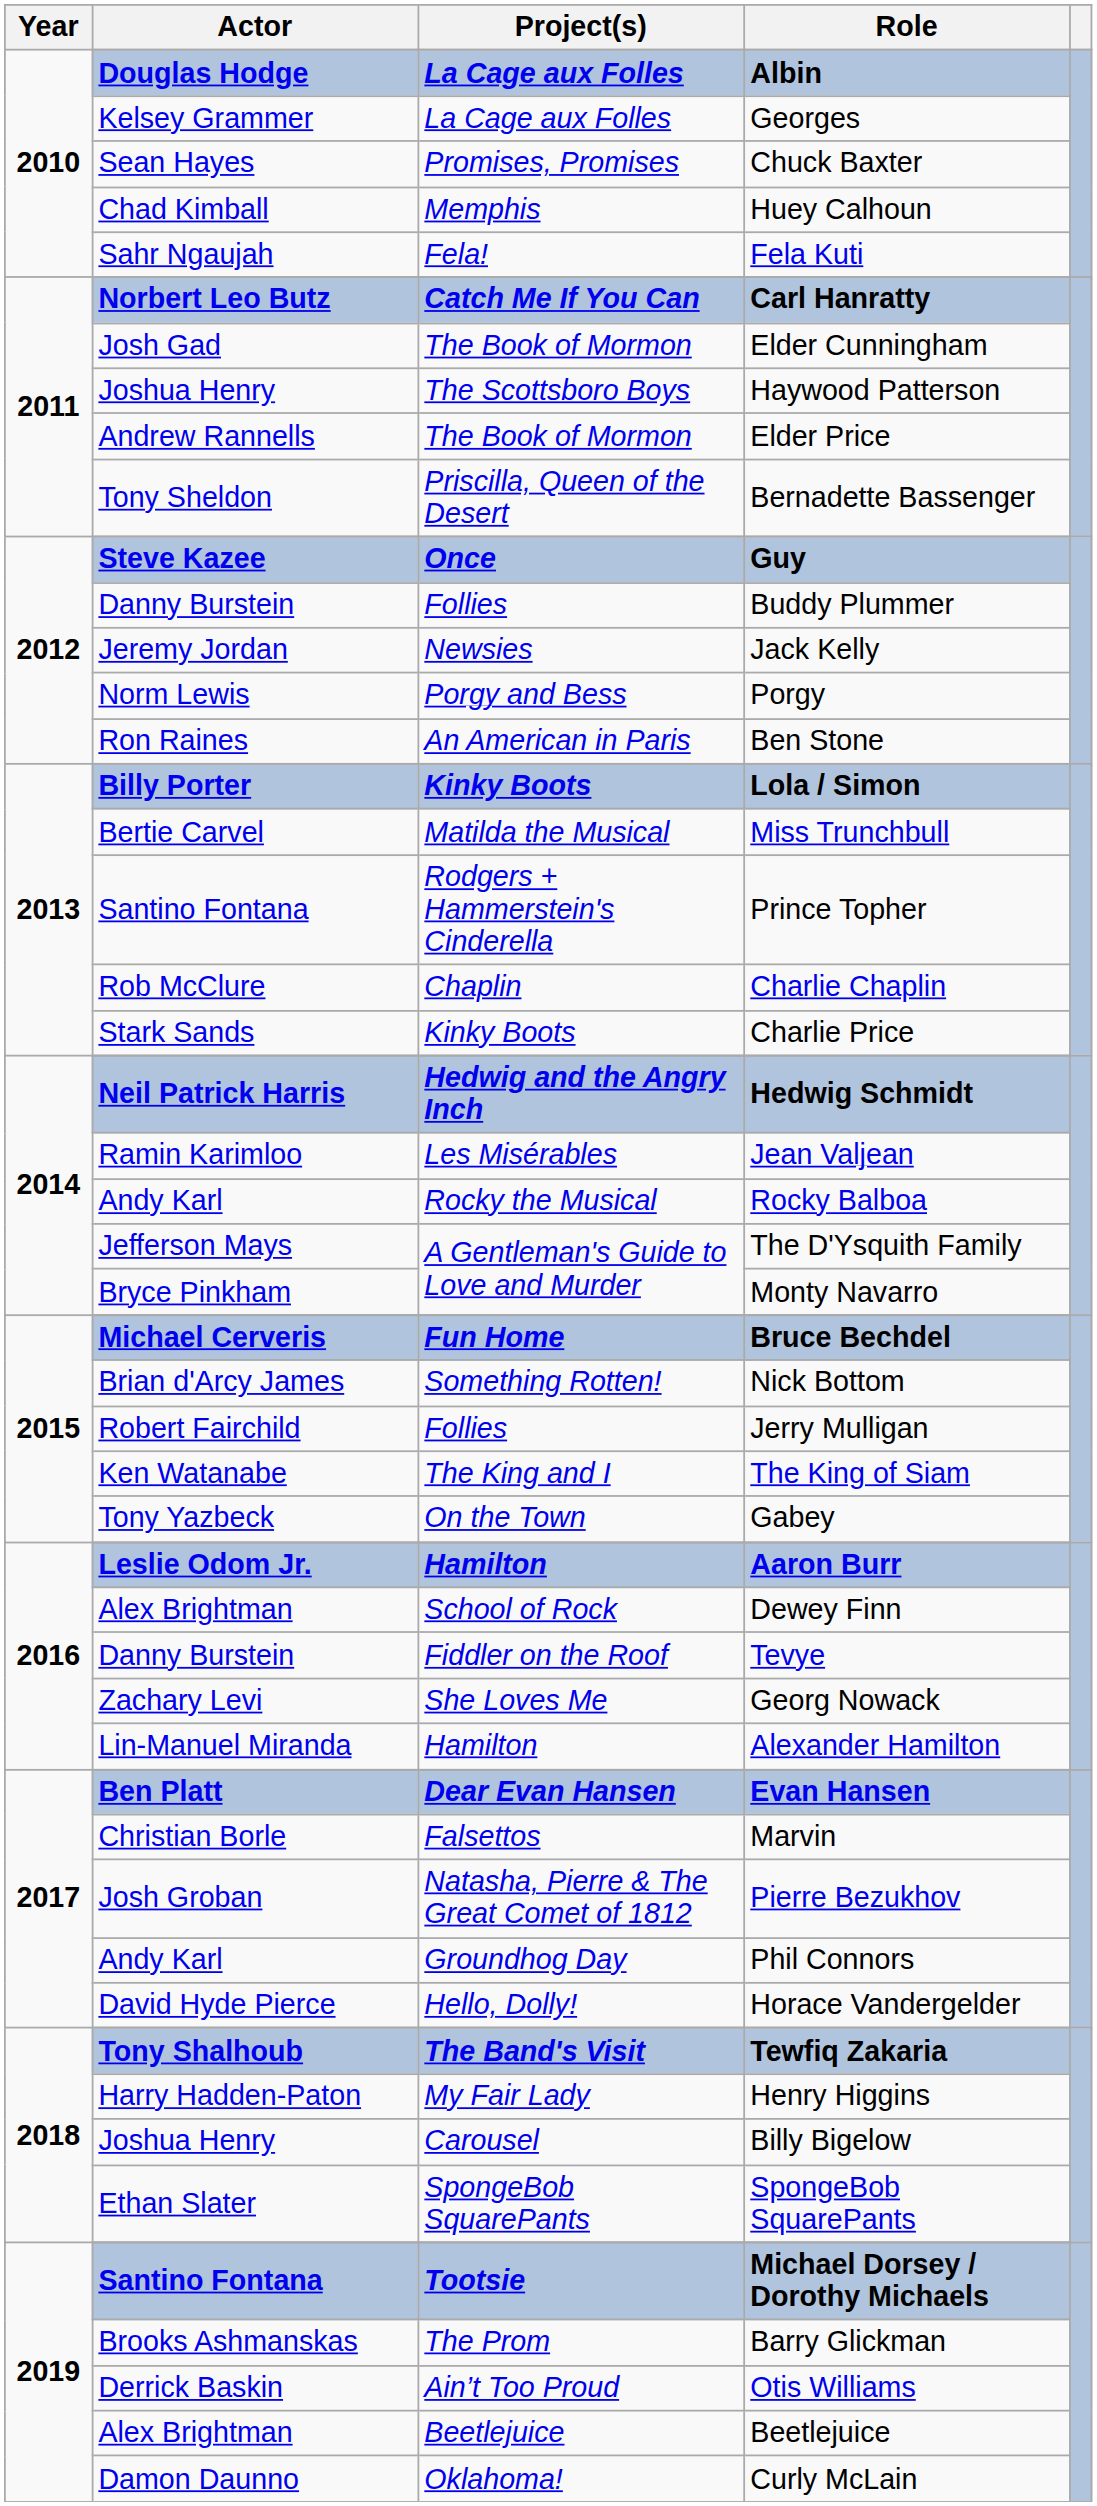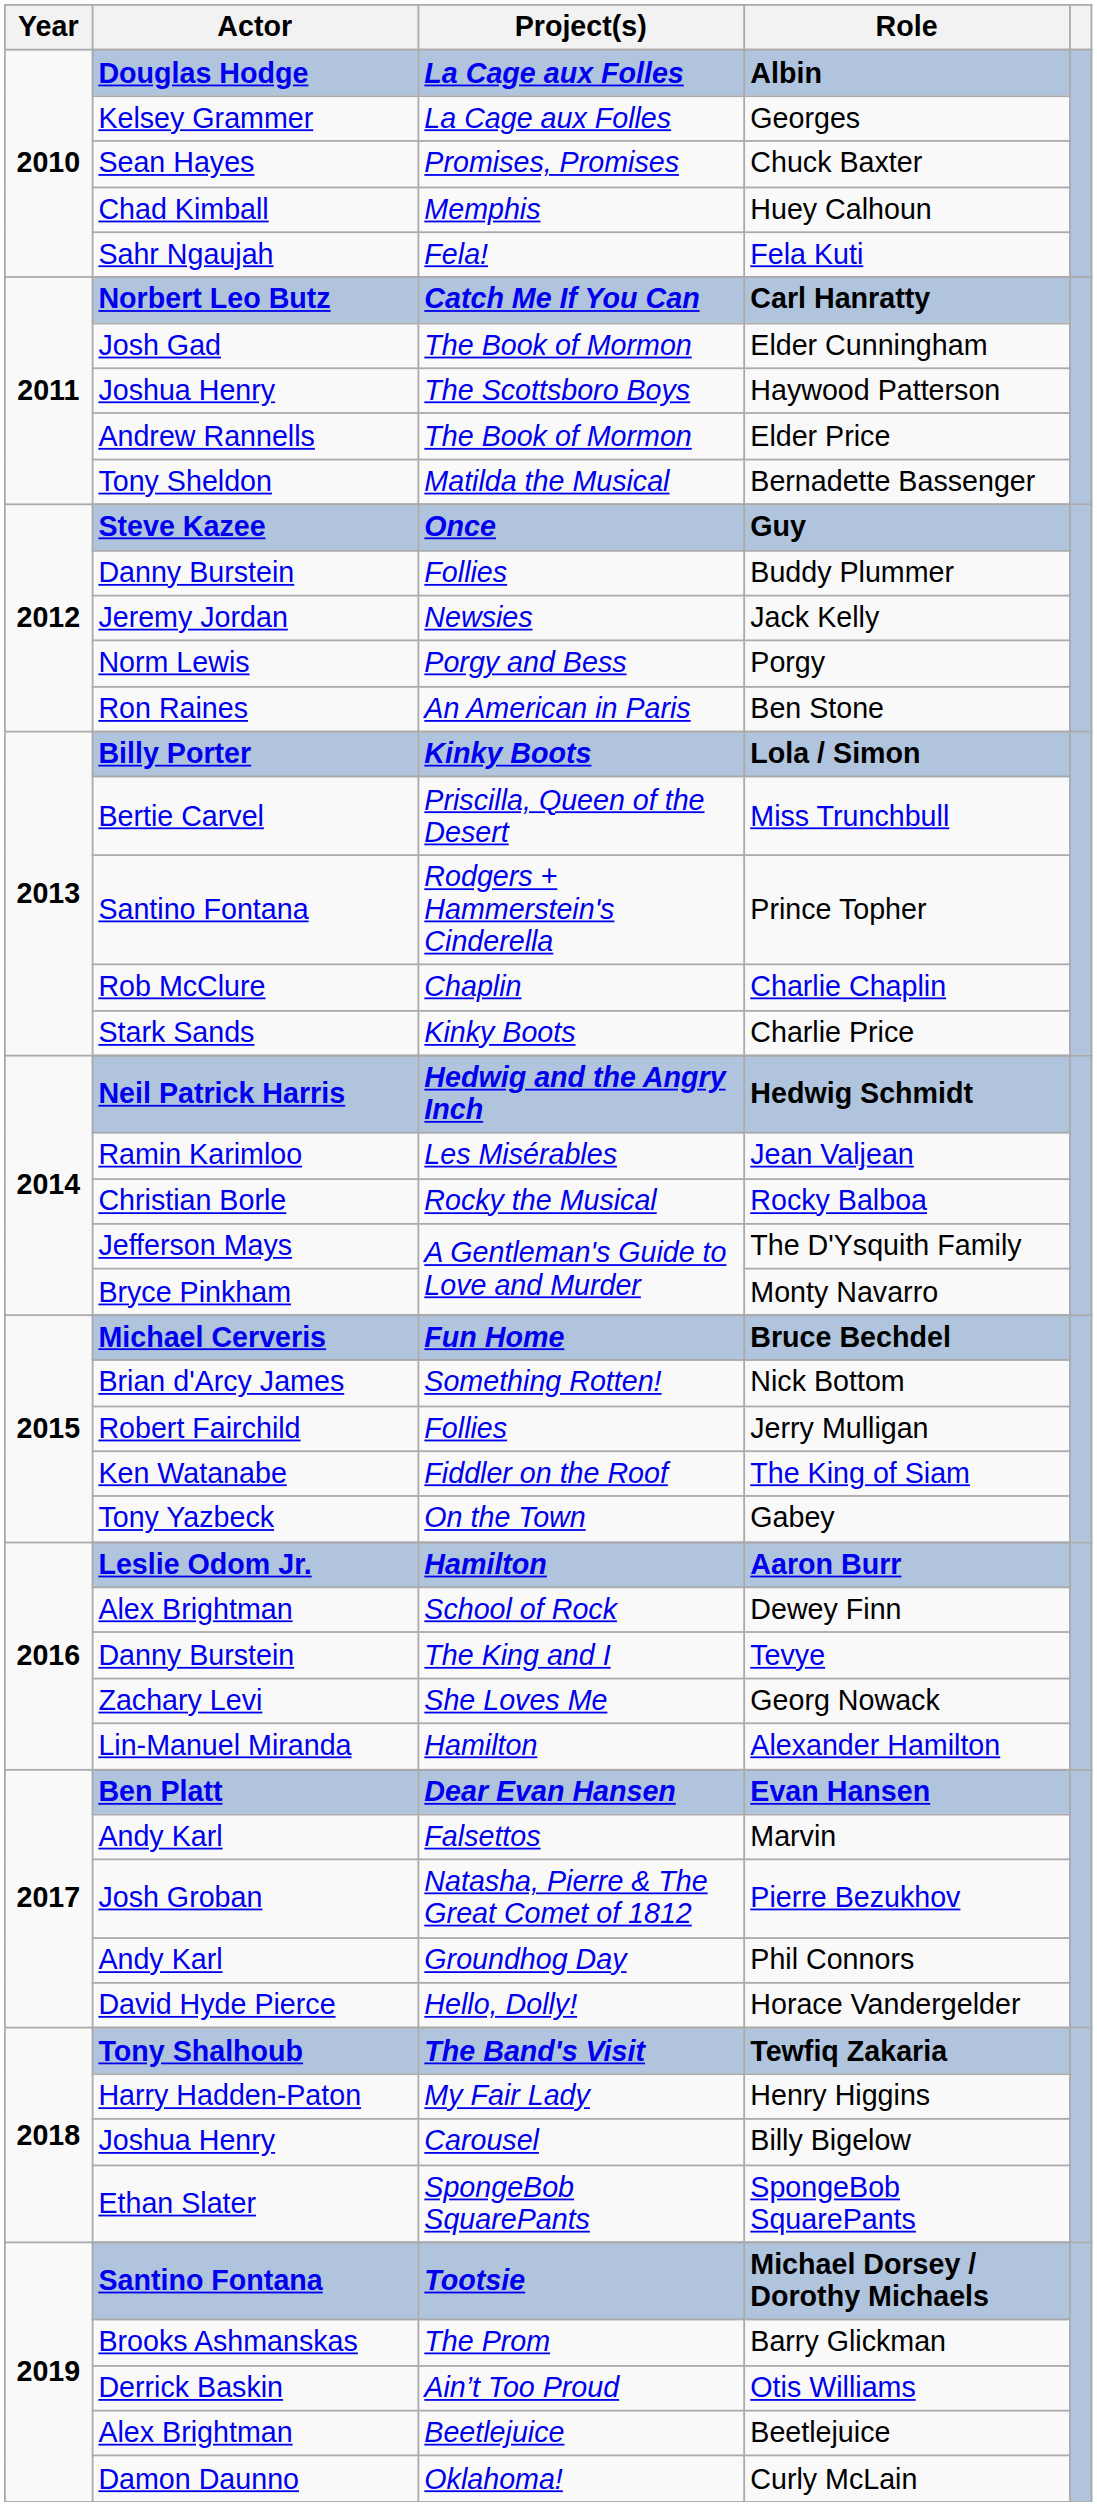(564, 497) Priscilla, Queen of the Desert -> (547, 481) Matilda the Musical
(547, 831) Matilda the Musical -> (564, 815) Priscilla, Queen of the Desert
(160, 1200) Andy Karl -> (192, 1200) Christian Borle
(517, 1473) The King and I -> (546, 1473) Fiddler on the Roof
(546, 1654) Fiddler on the Roof -> (517, 1654) The King and I
(192, 1836) Christian Borle -> (160, 1836) Andy Karl
